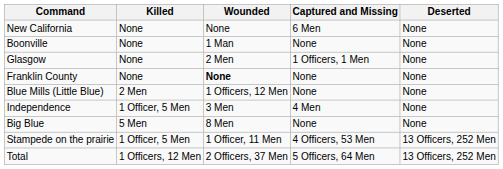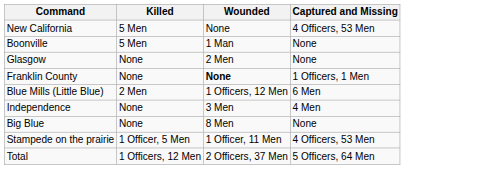- column: (449, 12)
(131, 28) None -> (133, 28) 5 Men
(307, 28) 6 Men -> (334, 28) 4 Officers, 53 Men
(131, 44) None -> (133, 44) 5 Men
(331, 60) 1 Officers, 1 Men -> (305, 60) None
(305, 76) None -> (331, 76) 1 Officers, 1 Men
(305, 92) None -> (307, 92) 6 Men
(154, 108) 1 Officer, 5 Men -> (131, 108) None
(133, 124) 5 Men -> (131, 124) None
